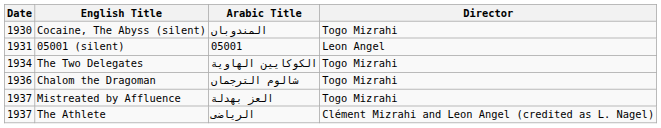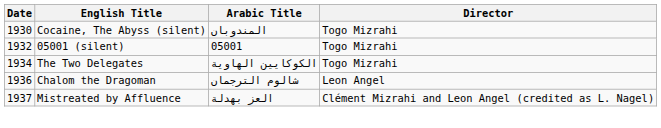(19, 47) 1931 -> (19, 47) 1932
(354, 47) Leon Angel -> (360, 47) Togo Mizrahi
(360, 81) Togo Mizrahi -> (354, 81) Leon Angel
(360, 98) Togo Mizrahi -> (488, 98) Clément Mizrahi and Leon Angel (credited as L. Nagel)
- row: (71, 115)
